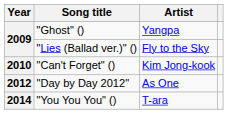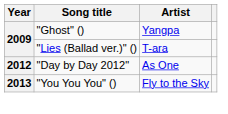(176, 48) Fly to the Sky -> (155, 48) T-ara
- row: (76, 65)
(19, 100) 2014 -> (19, 83) 2013
(155, 100) T-ara -> (176, 83) Fly to the Sky
